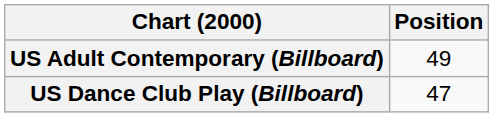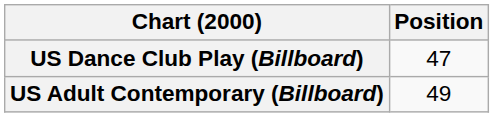rows swapped: (197, 58) <-> (197, 93)
